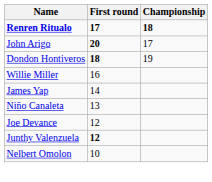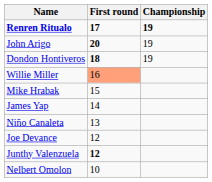(148, 28) 18 -> (148, 28) 19
(148, 43) 17 -> (148, 43) 19
(95, 75) no background -> (95, 75) lightsalmon background
+ row: (33, 91)
